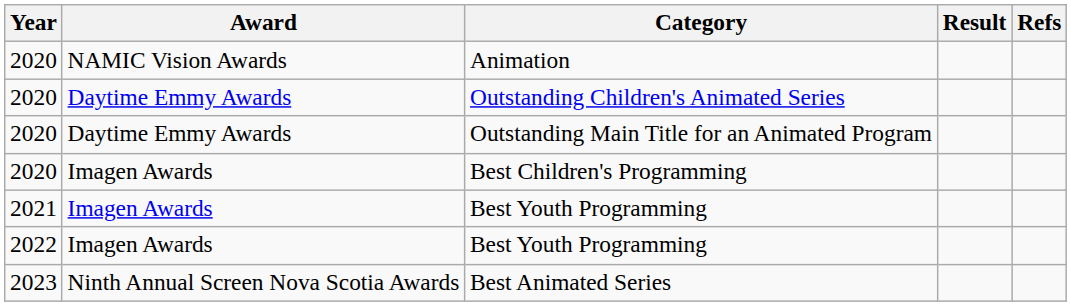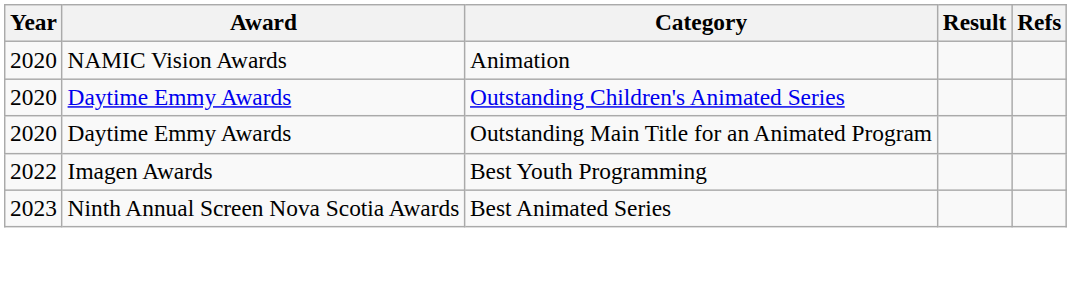- row: (33, 171)
- row: (33, 208)
